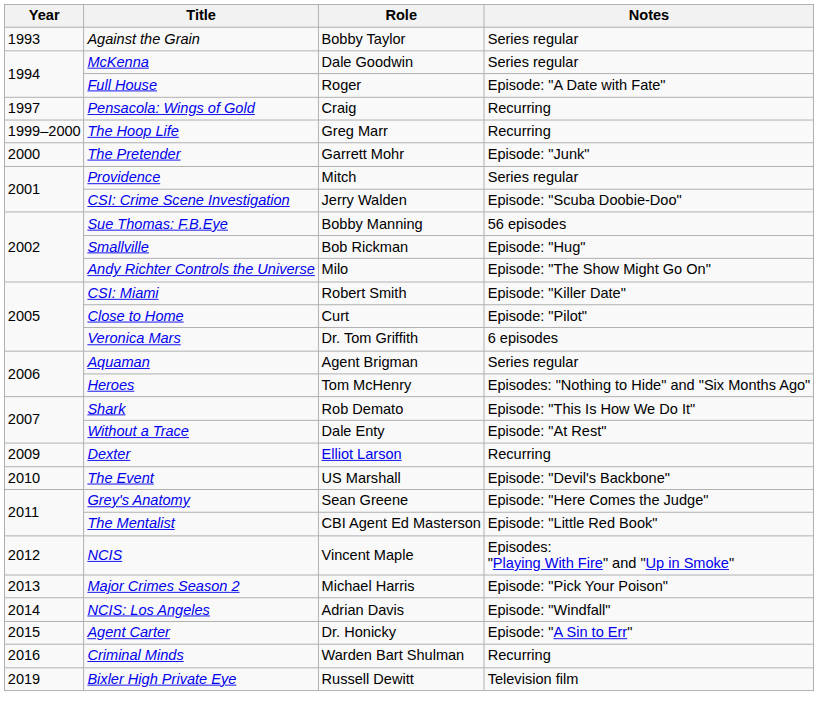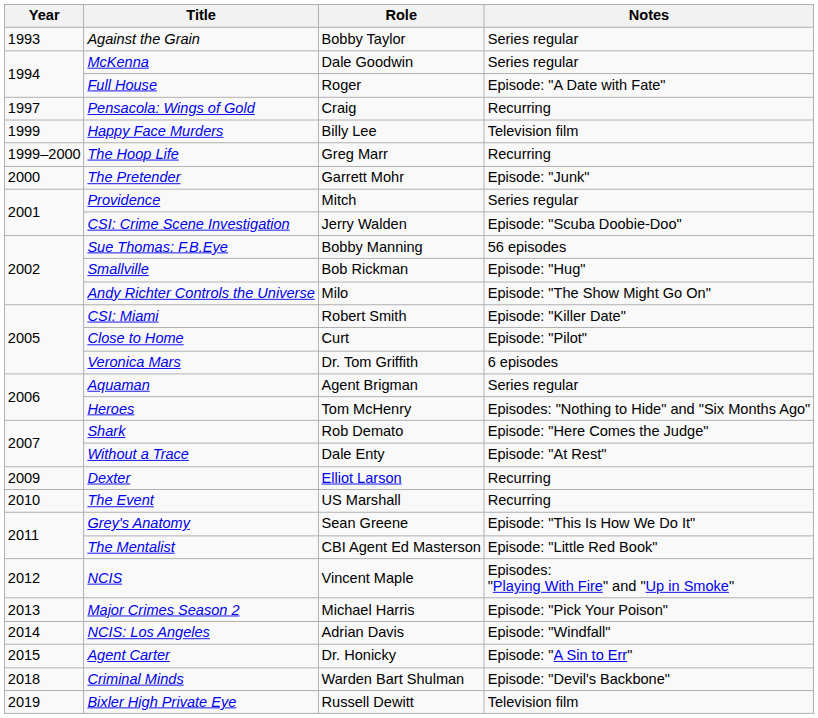+ row: (155, 131)
(591, 408) Episode: "This Is How We Do It" -> (598, 431) Episode: "Here Comes the Judge"
(579, 477) Episode: "Devil's Backbone" -> (519, 500) Recurring
(598, 500) Episode: "Here Comes the Judge" -> (591, 524) Episode: "This Is How We Do It"
(24, 655) 2016 -> (24, 678) 2018
(519, 655) Recurring -> (579, 678) Episode: "Devil's Backbone"
